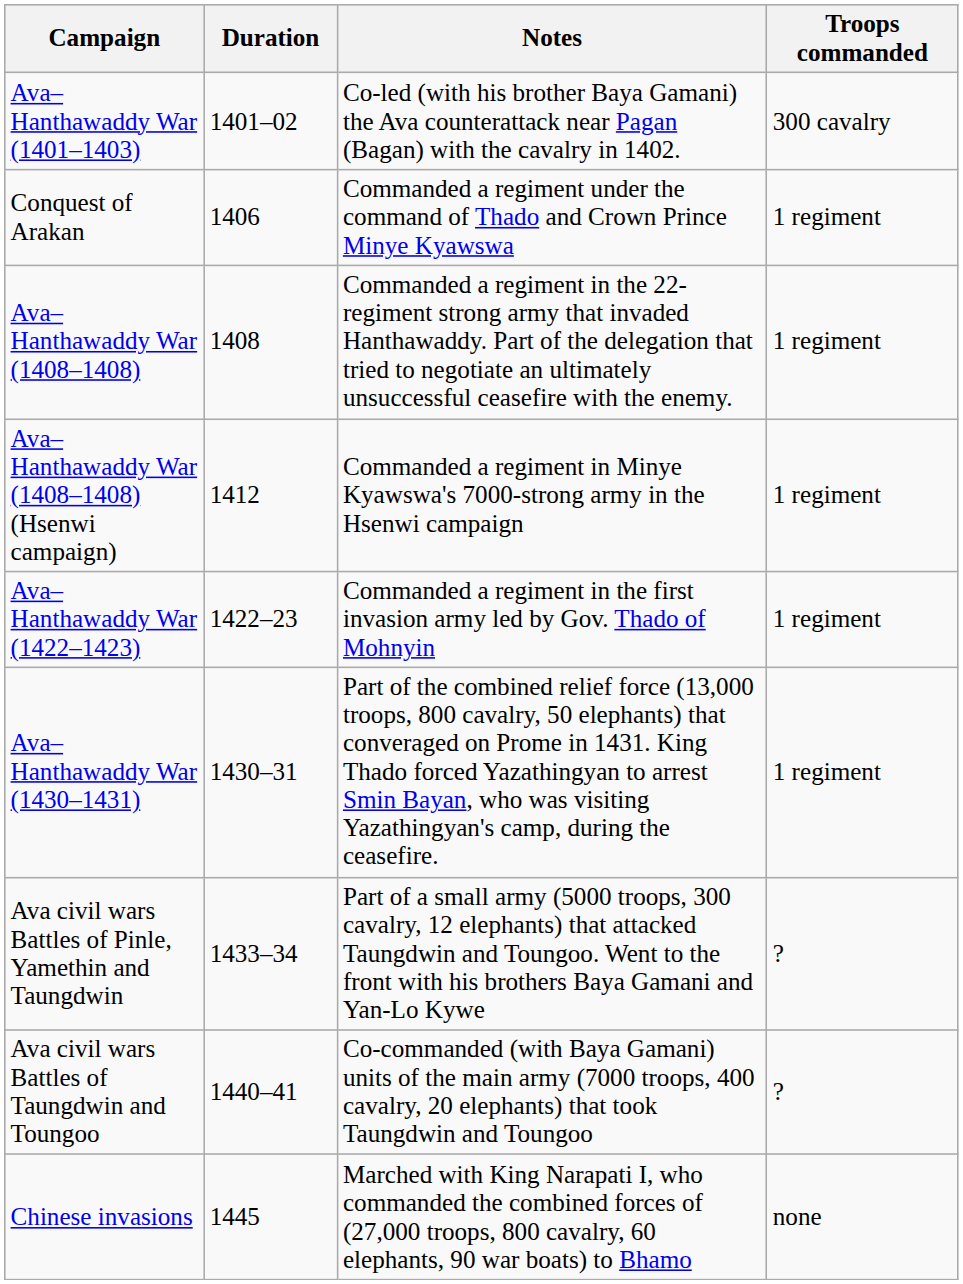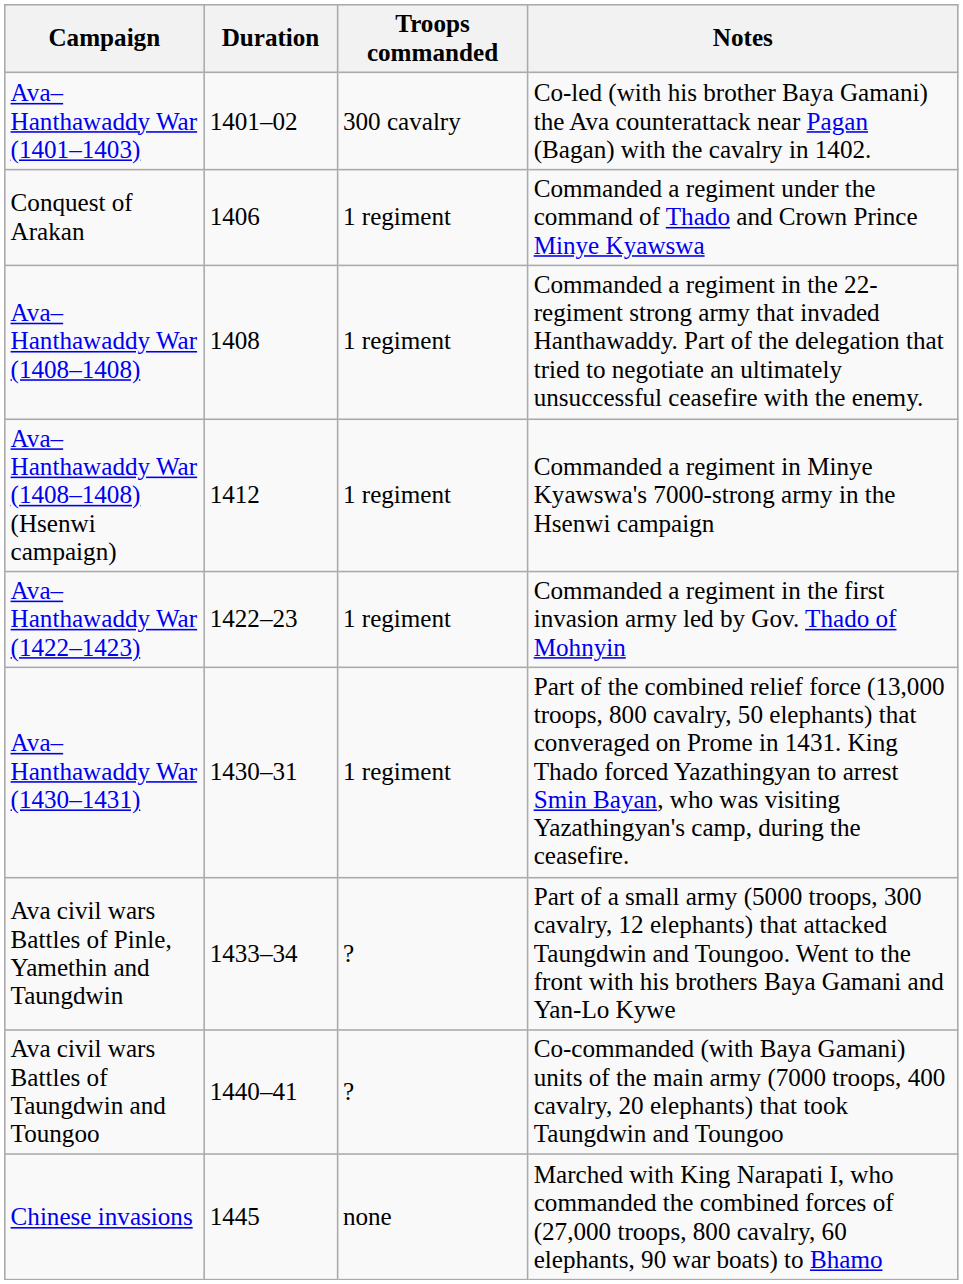columns swapped: (862, 38) <-> (552, 38)
